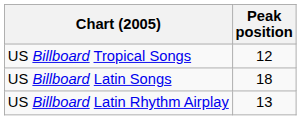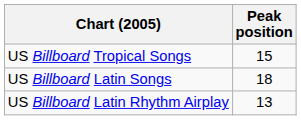(264, 56) 12 -> (264, 56) 15
